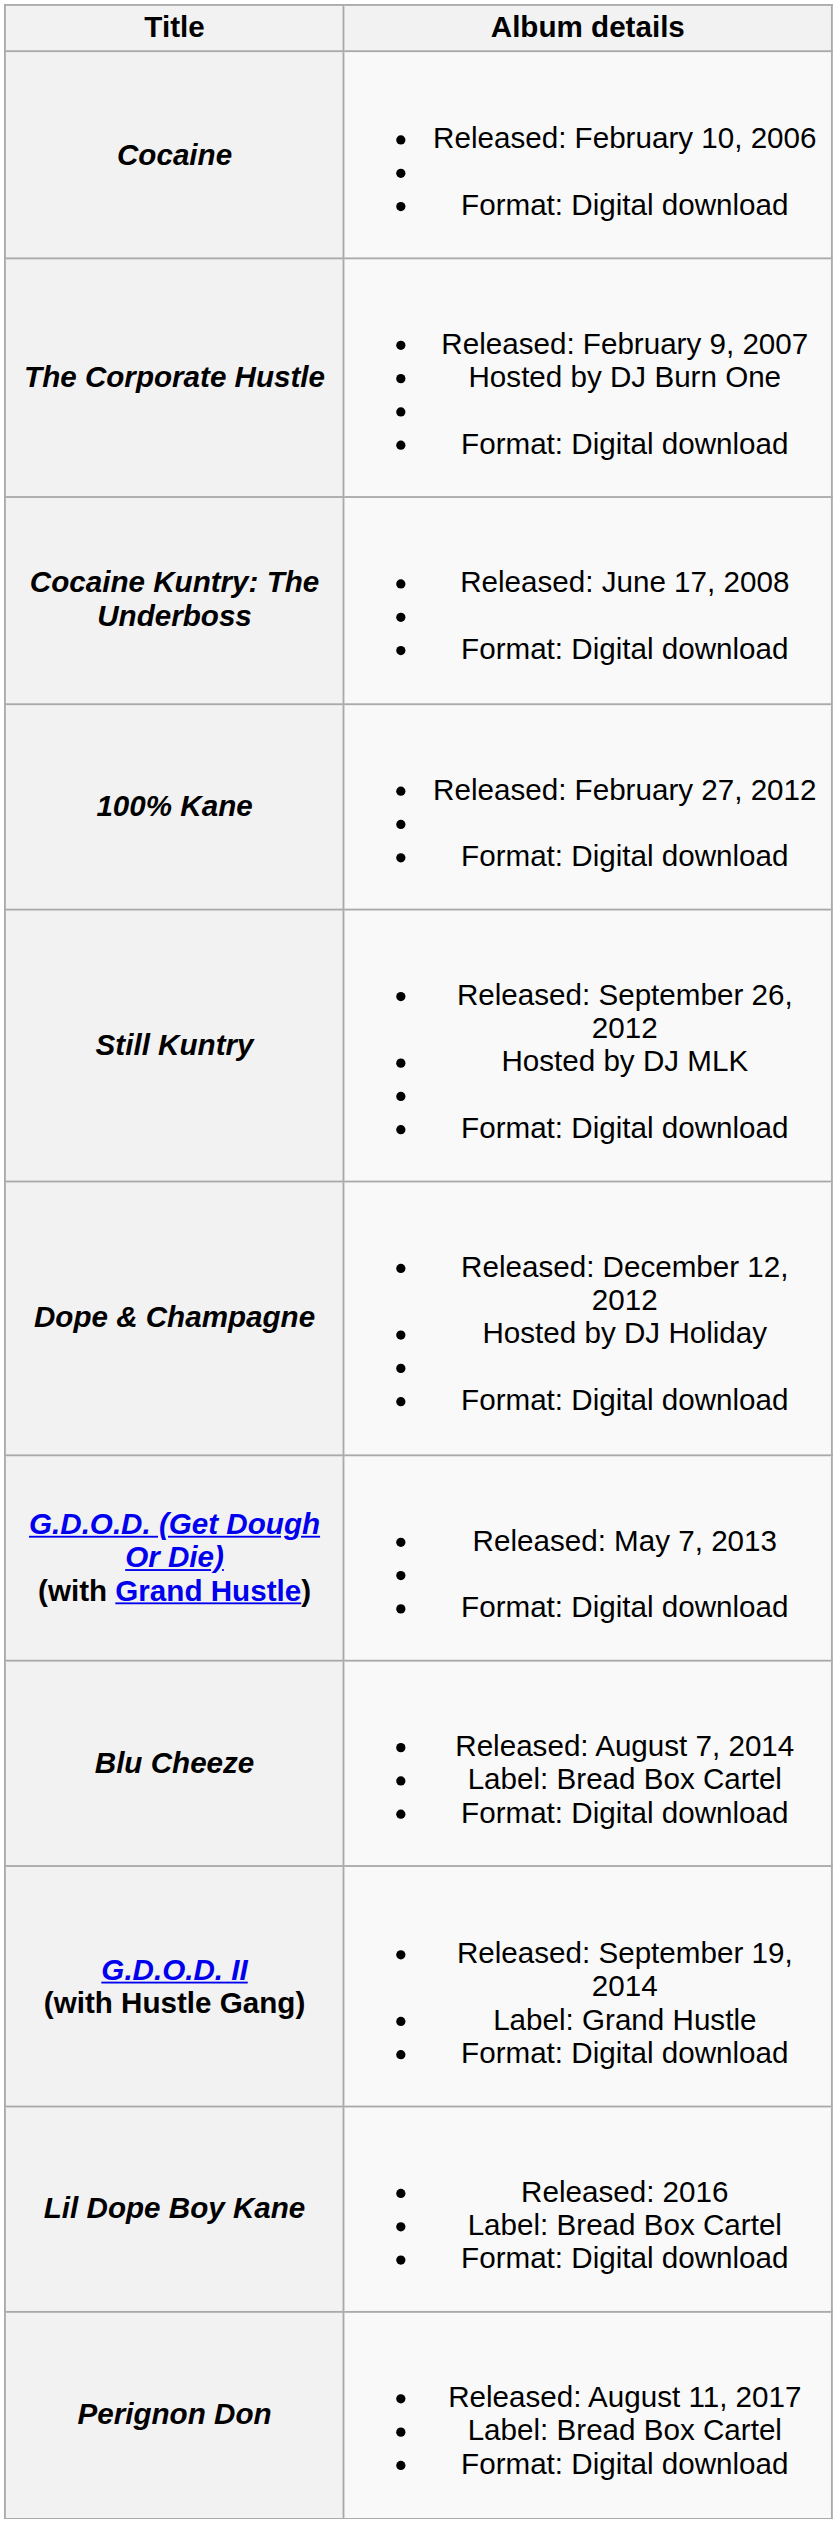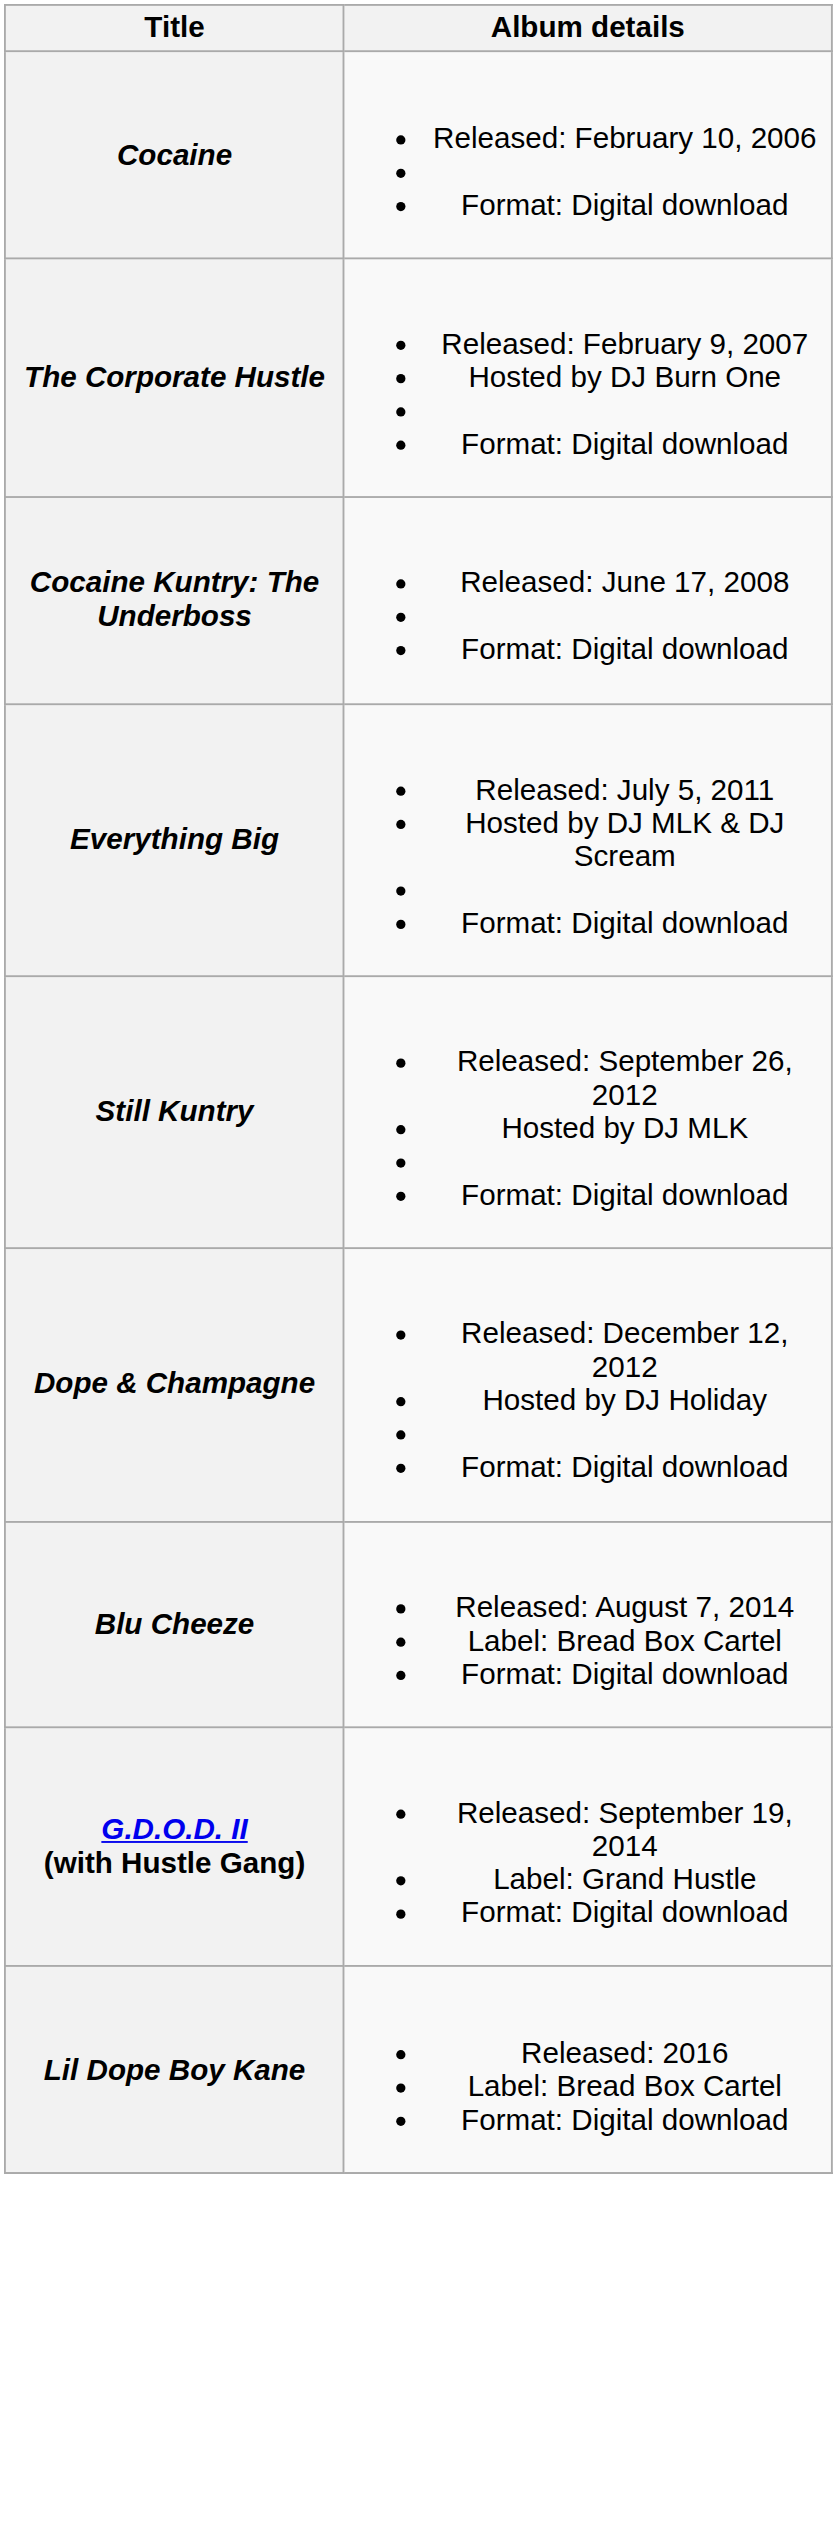+ row: (175, 839)
- row: (175, 805)
- row: (175, 1557)
- row: (175, 2414)
